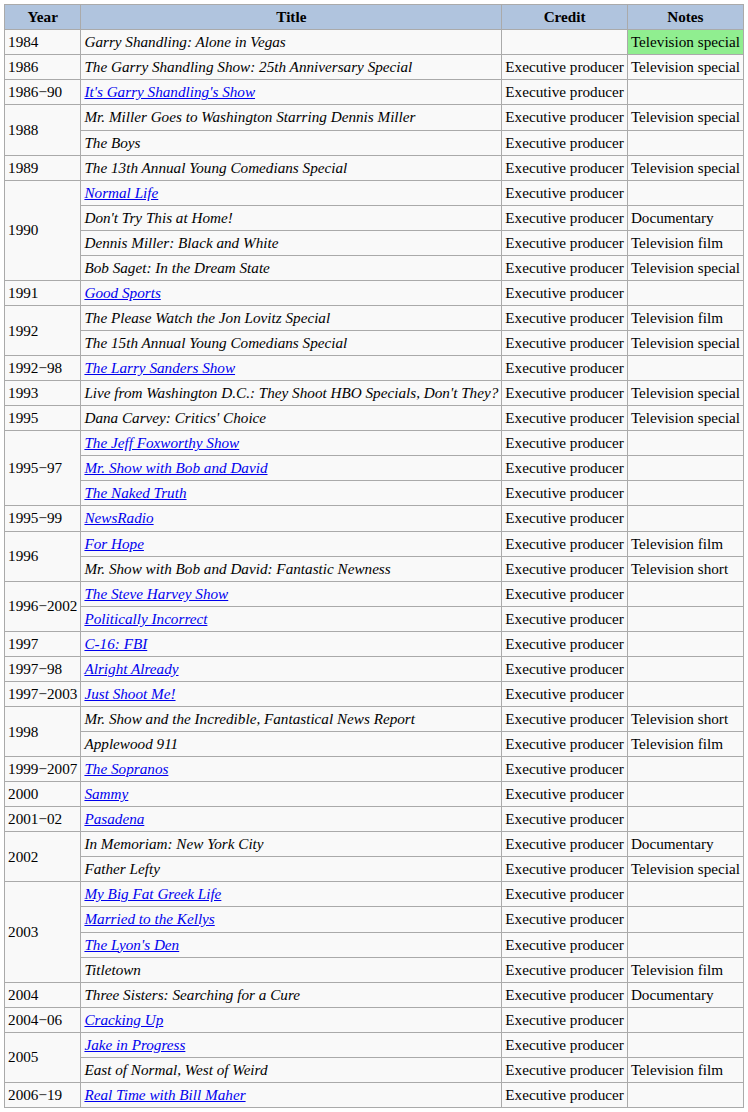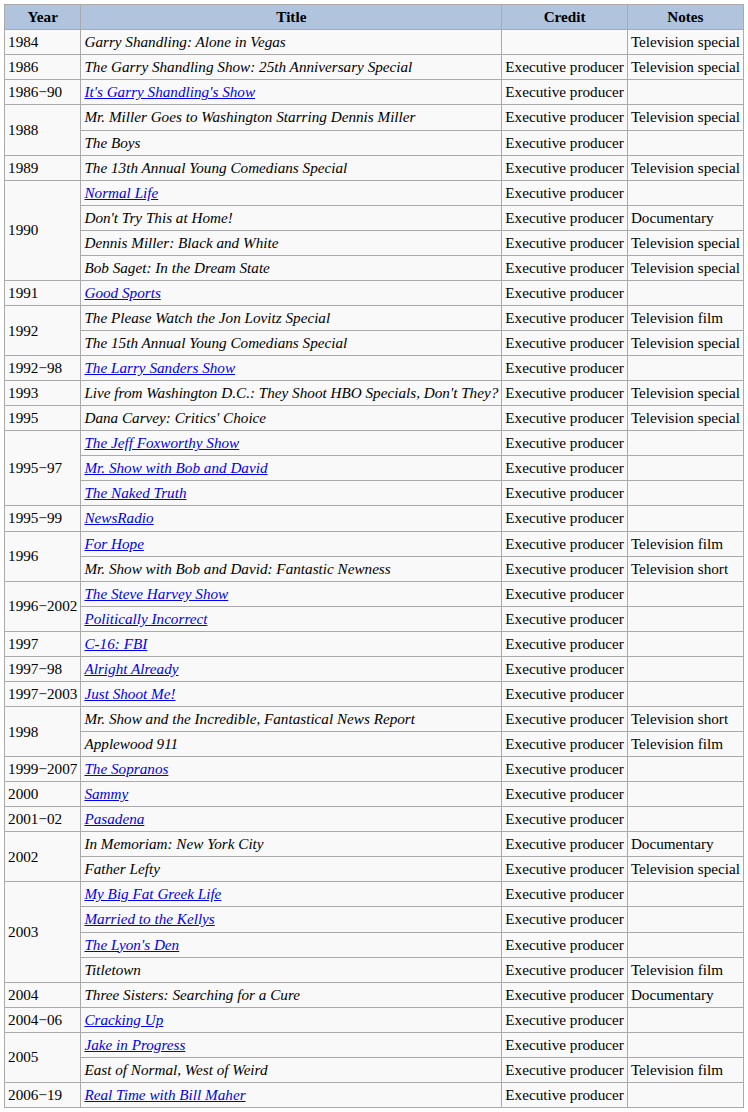(685, 42) lightgreen background -> (685, 42) no background
(677, 242) Television film -> (685, 242) Television special
